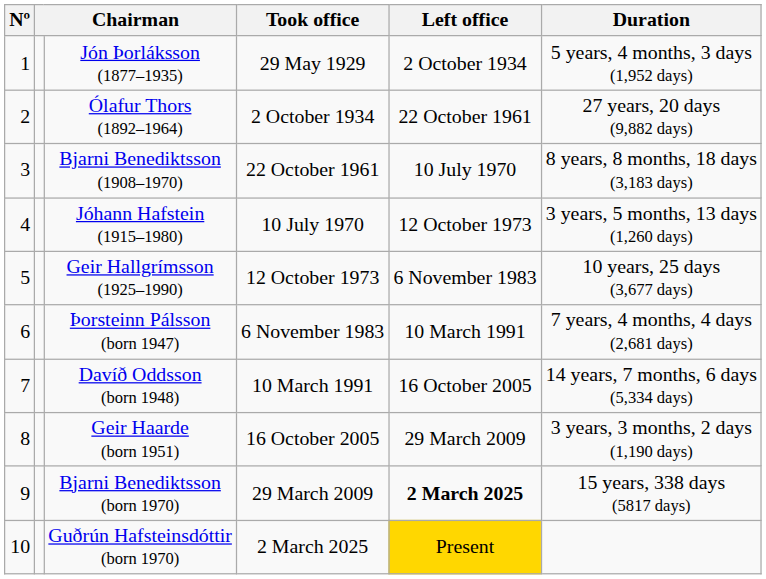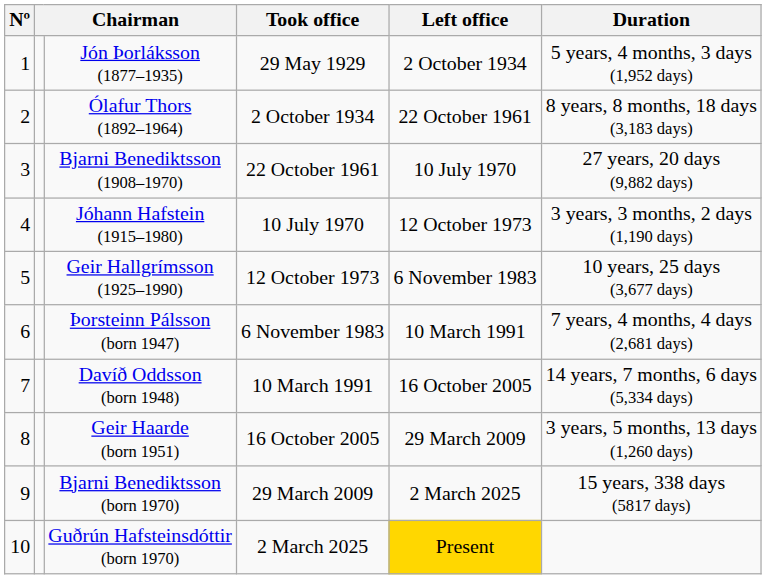(651, 116) 27 years, 20 days (9,882 days) -> (651, 116) 8 years, 8 months, 18 days (3,183 days)
(651, 170) 8 years, 8 months, 18 days (3,183 days) -> (651, 170) 27 years, 20 days (9,882 days)
(651, 224) 3 years, 5 months, 13 days (1,260 days) -> (651, 224) 3 years, 3 months, 2 days (1,190 days)
(651, 439) 3 years, 3 months, 2 days (1,190 days) -> (651, 439) 3 years, 5 months, 13 days (1,260 days)
(465, 493) bold -> (465, 493) normal
